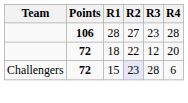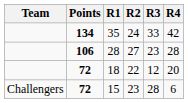+ row: (113, 32)
(133, 70) lavender background -> (133, 88) no background
